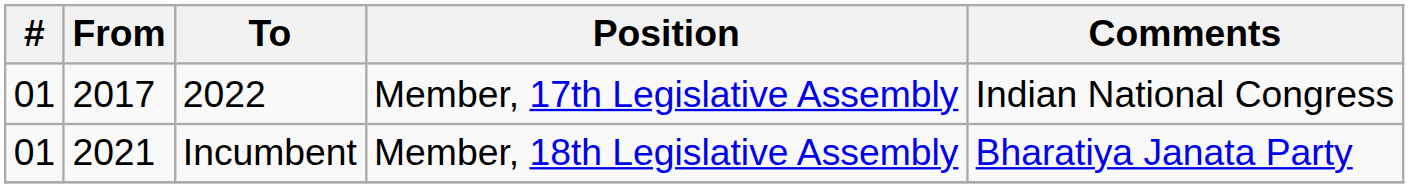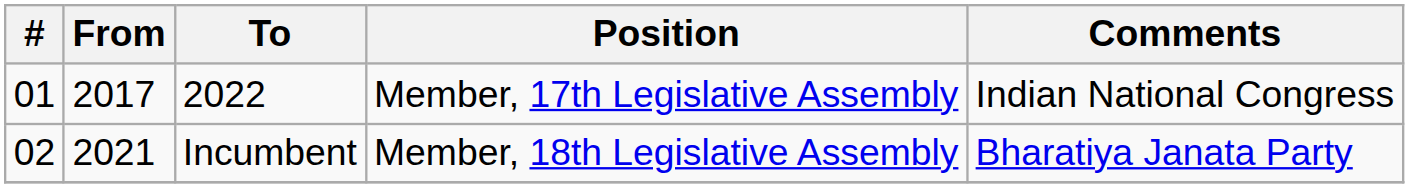(34, 152) 01 -> (34, 152) 02
